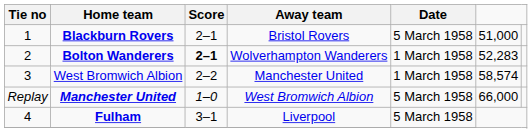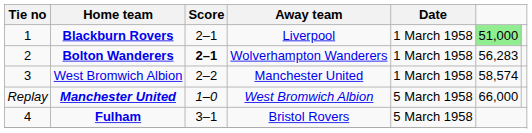(309, 35) Bristol Rovers -> (309, 35) Liverpool
(433, 35) 5 March 1958 -> (433, 35) 1 March 1958
(498, 35) no background -> (498, 35) lightgreen background
(498, 55) 52,283 -> (498, 55) 56,283
(309, 117) Liverpool -> (309, 117) Bristol Rovers
